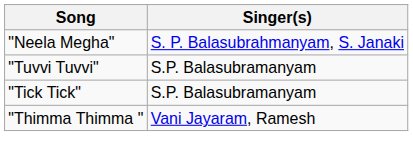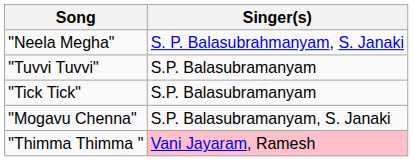+ row: (72, 118)
(233, 118) no background -> (233, 144) pink background
